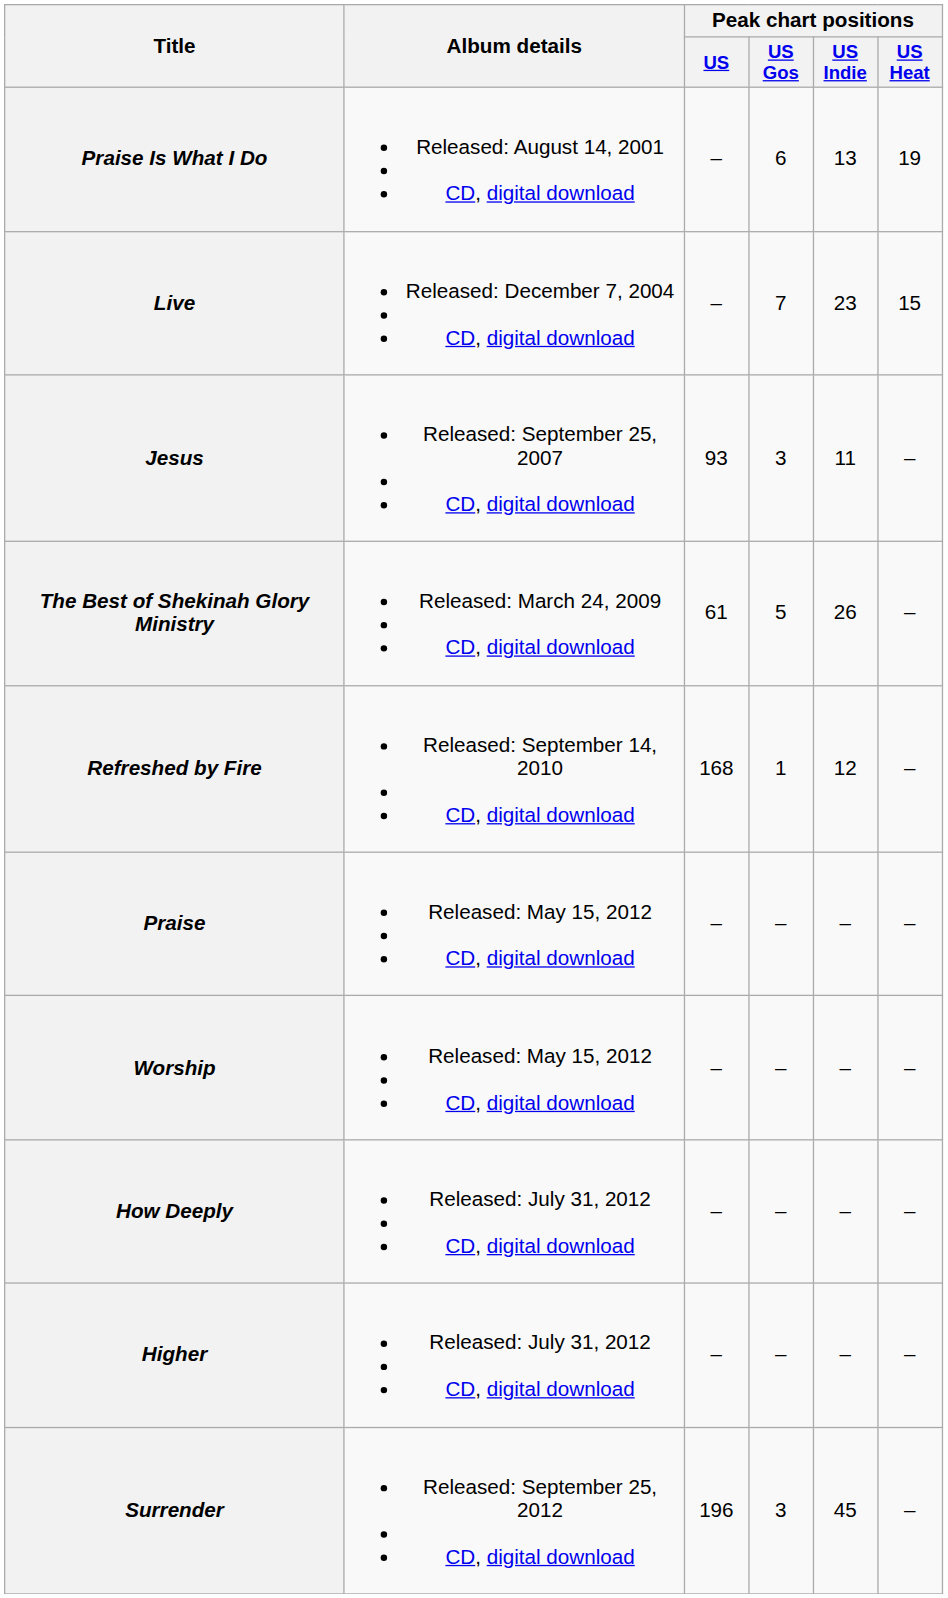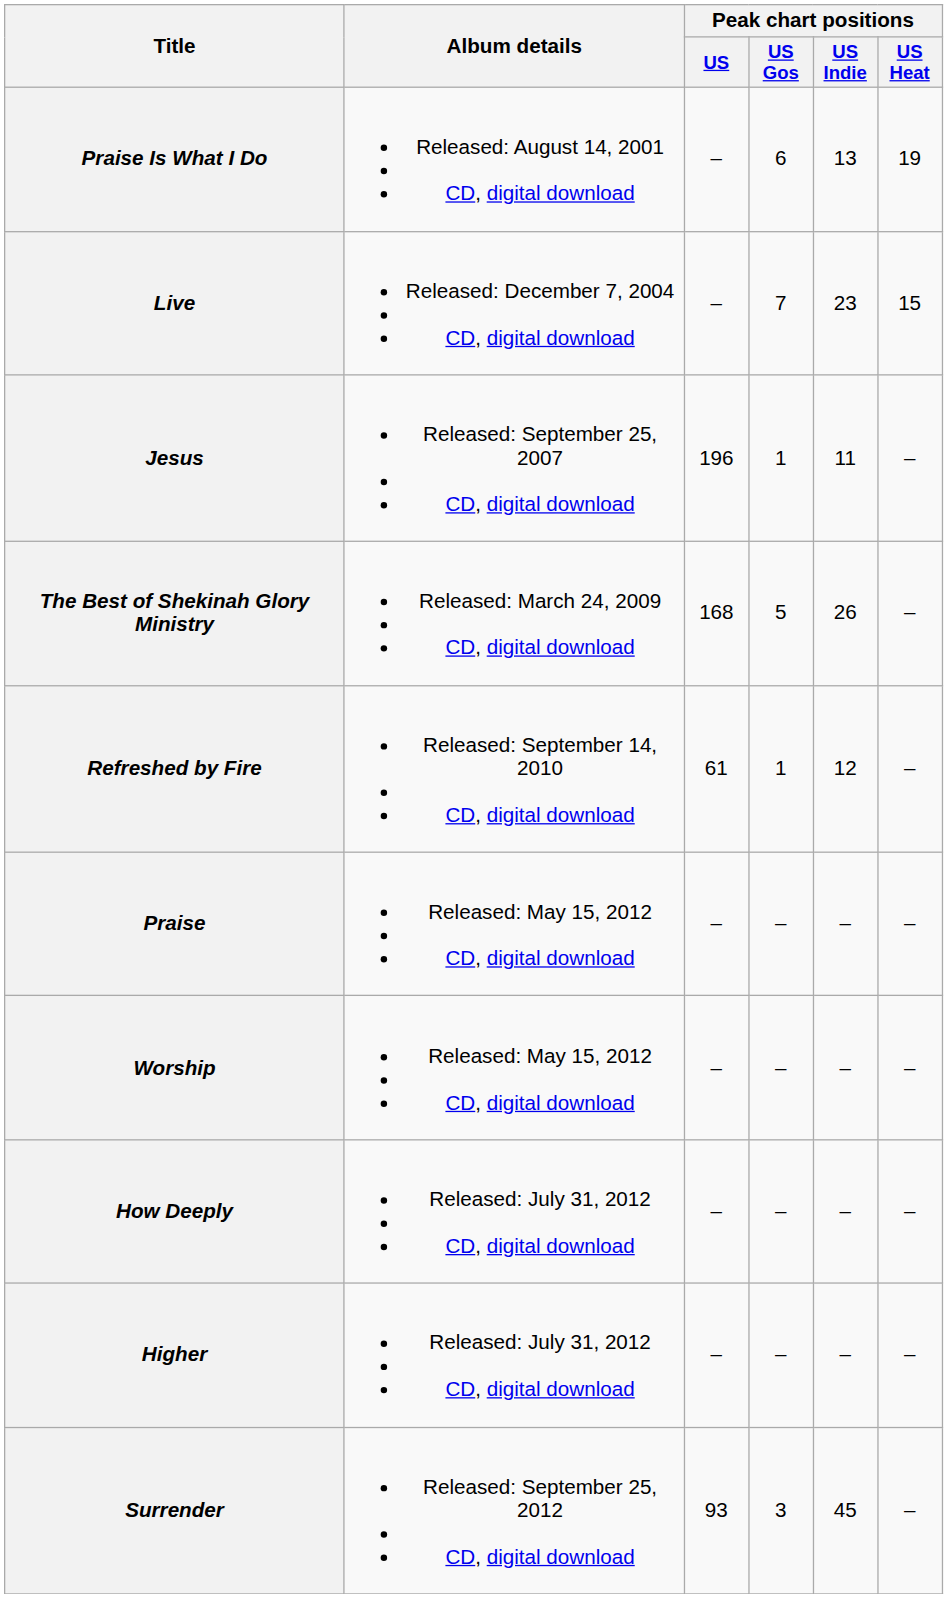(716, 458) 93 -> (716, 458) 196
(781, 458) 3 -> (781, 458) 1
(716, 613) 61 -> (716, 613) 168
(716, 768) 168 -> (716, 768) 61
(716, 1510) 196 -> (716, 1510) 93
